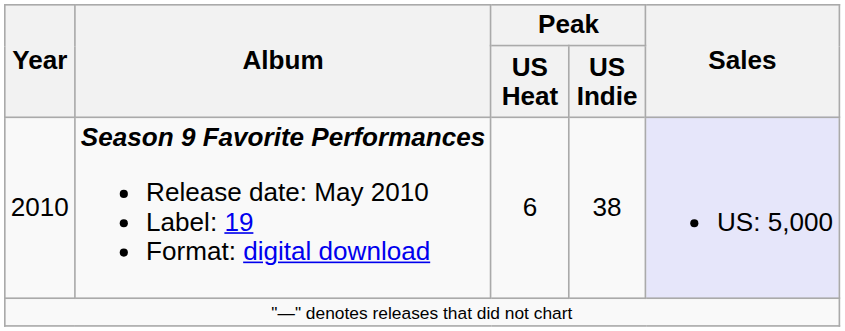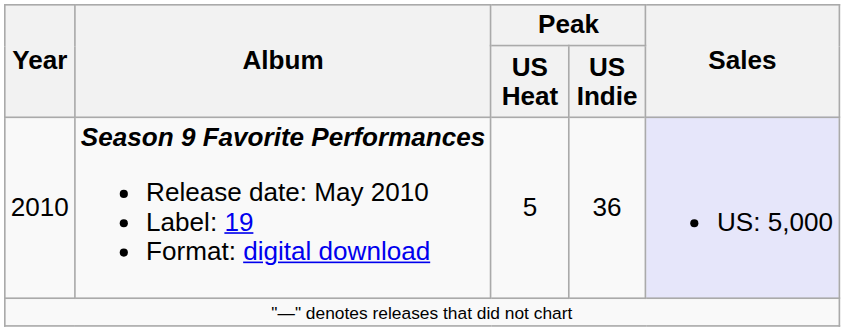(530, 207) 6 -> (530, 207) 5
(607, 207) 38 -> (607, 207) 36
